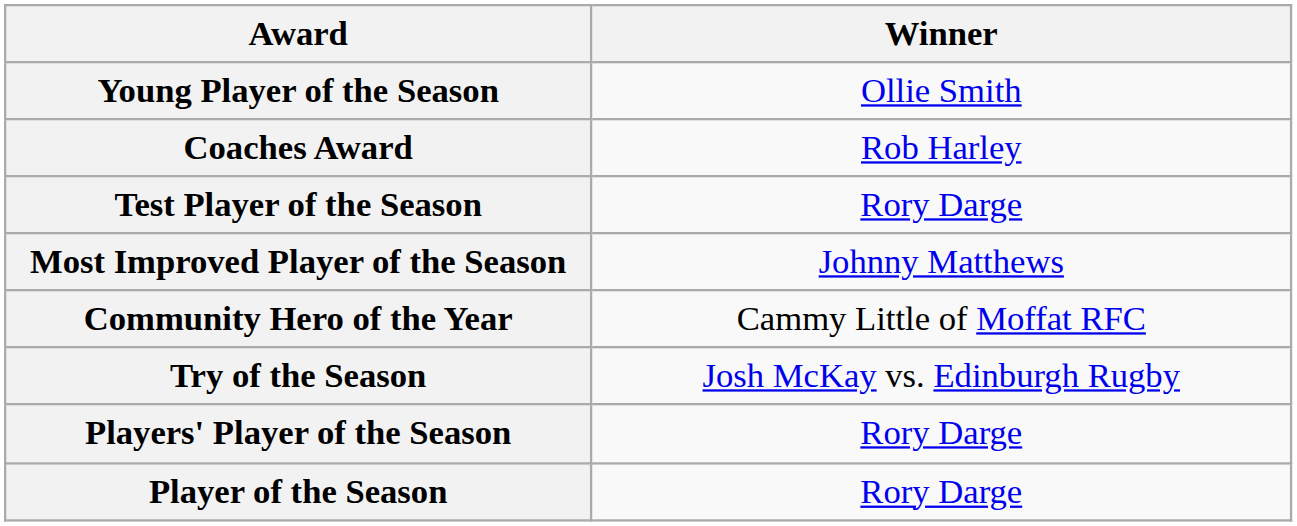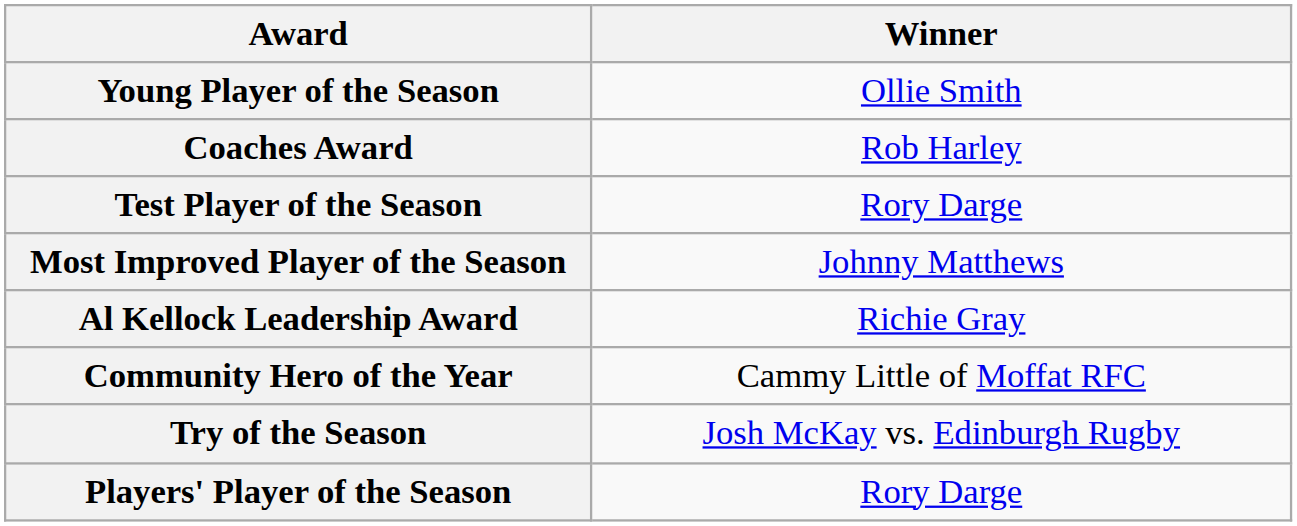+ row: (298, 318)
- row: (298, 490)
